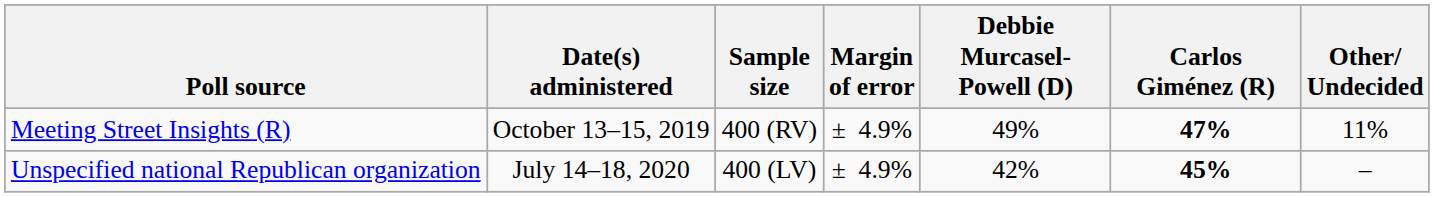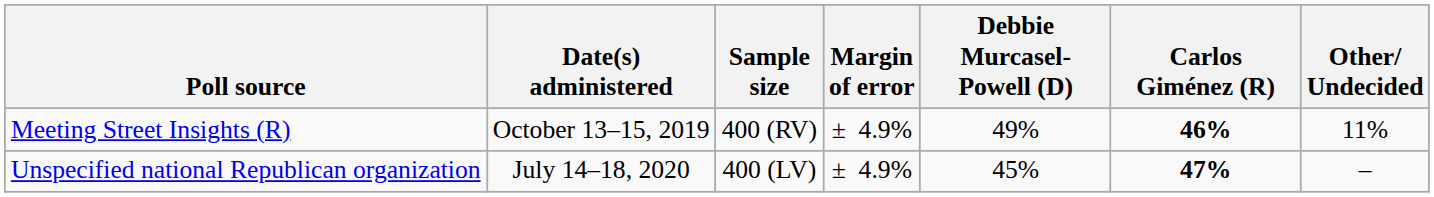(1206, 128) 47% -> (1206, 128) 46%
(1016, 171) 42% -> (1016, 171) 45%
(1206, 171) 45% -> (1206, 171) 47%
